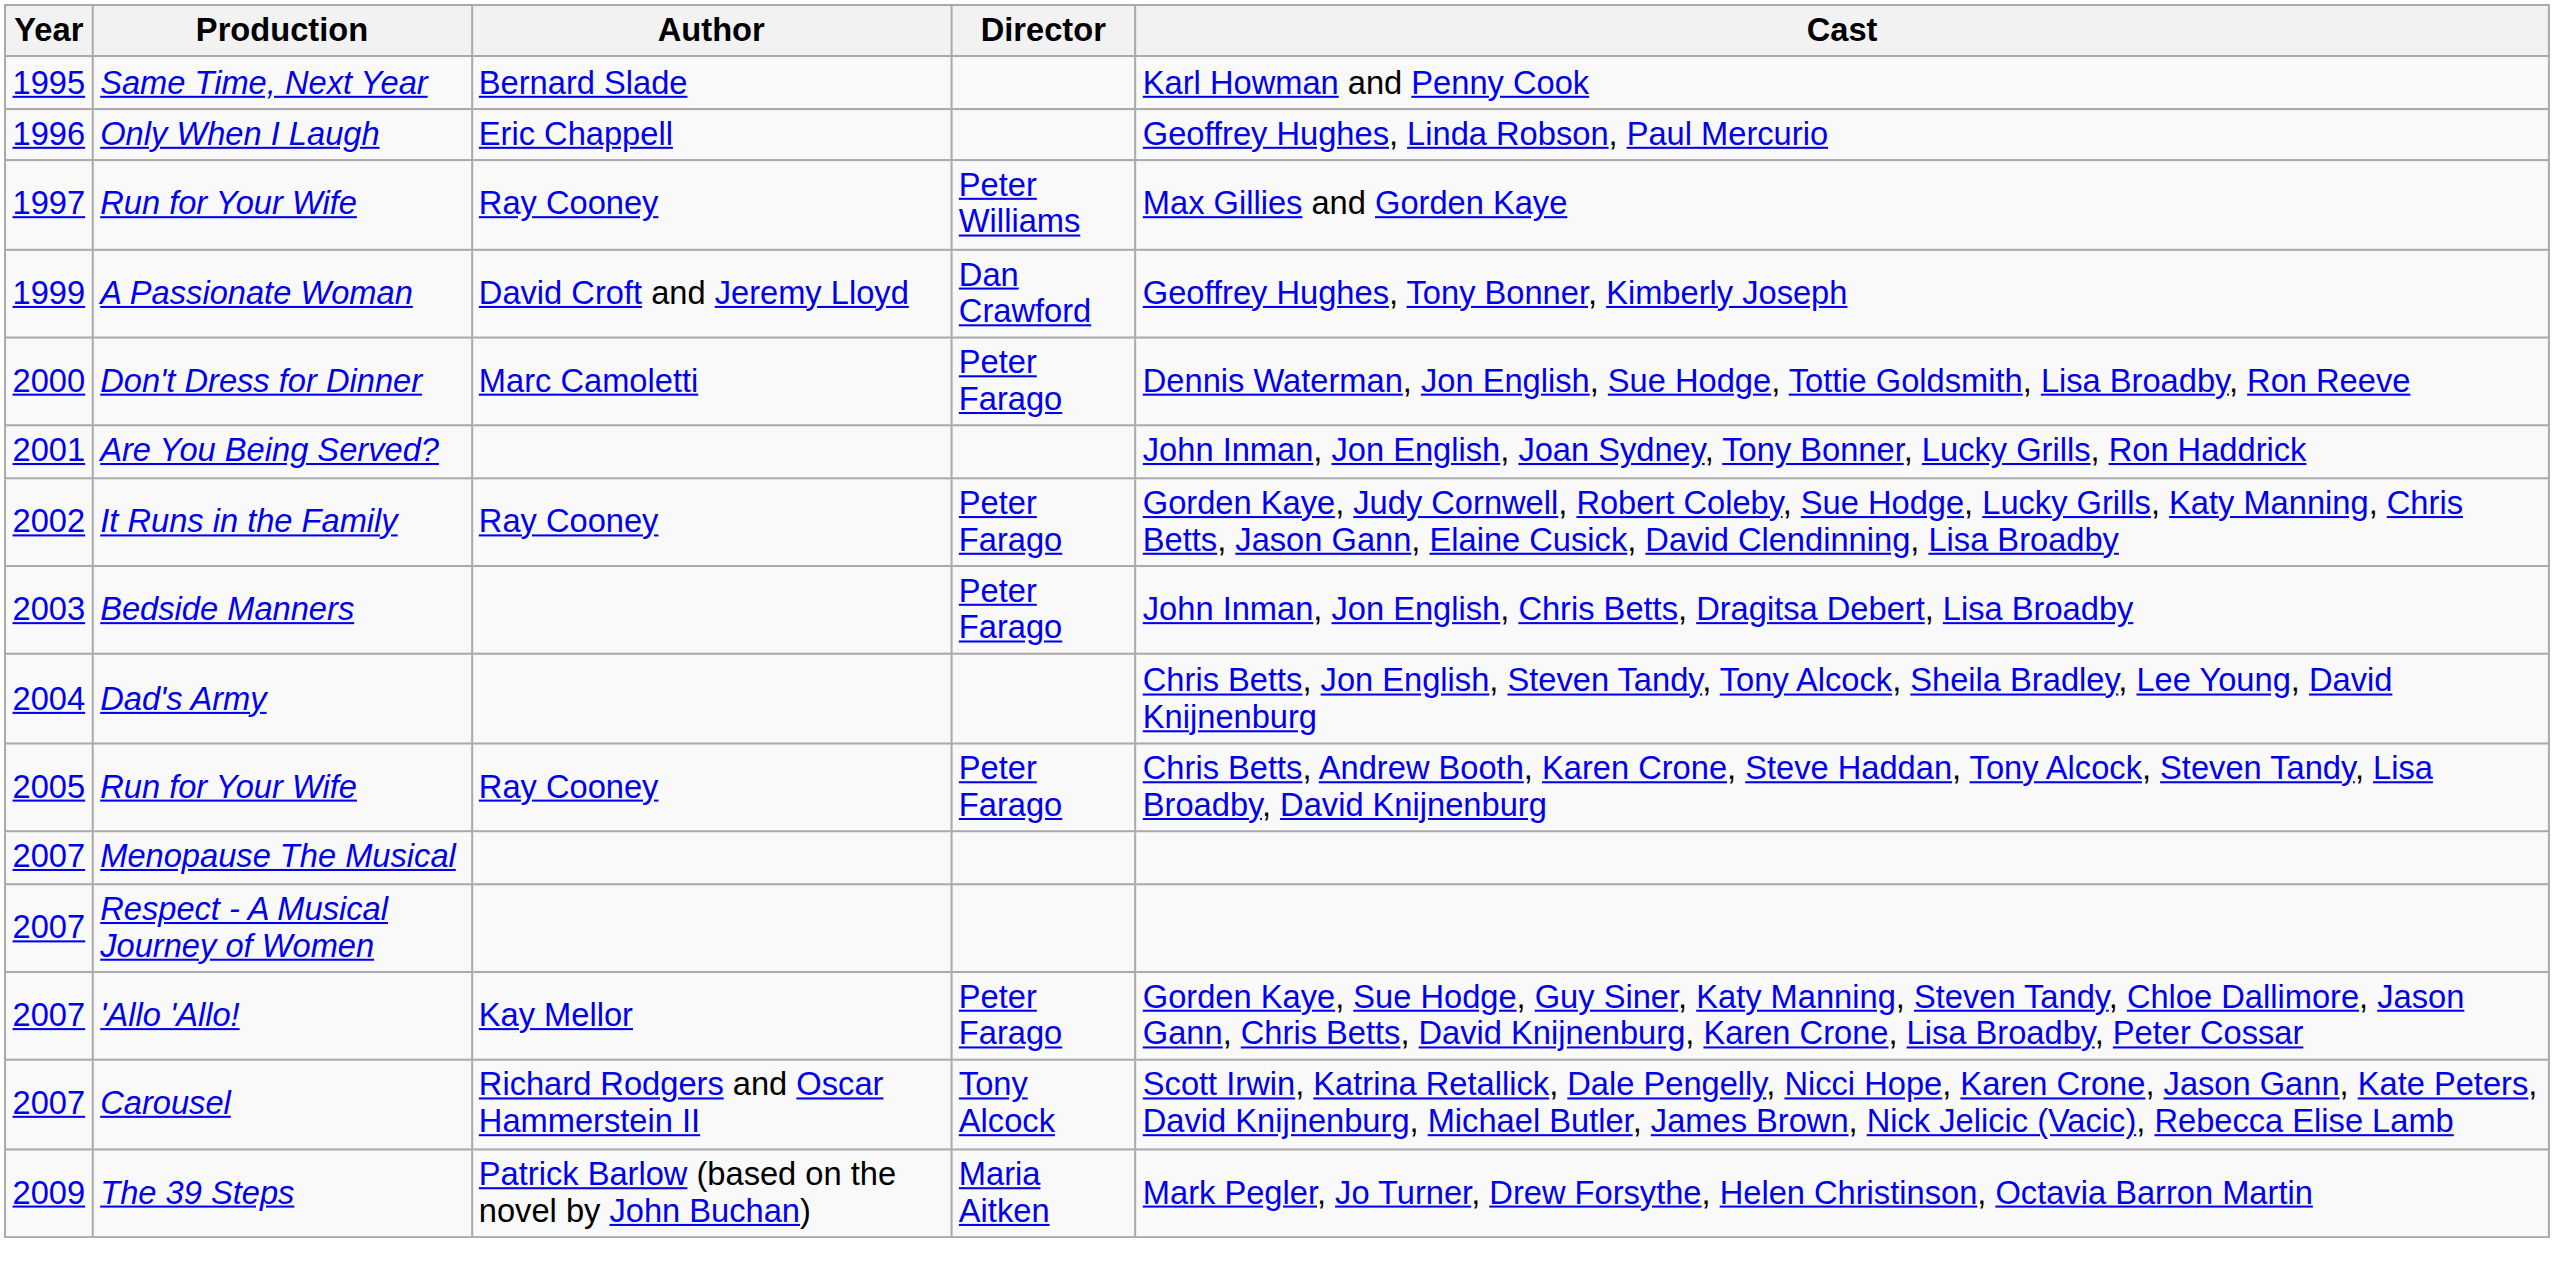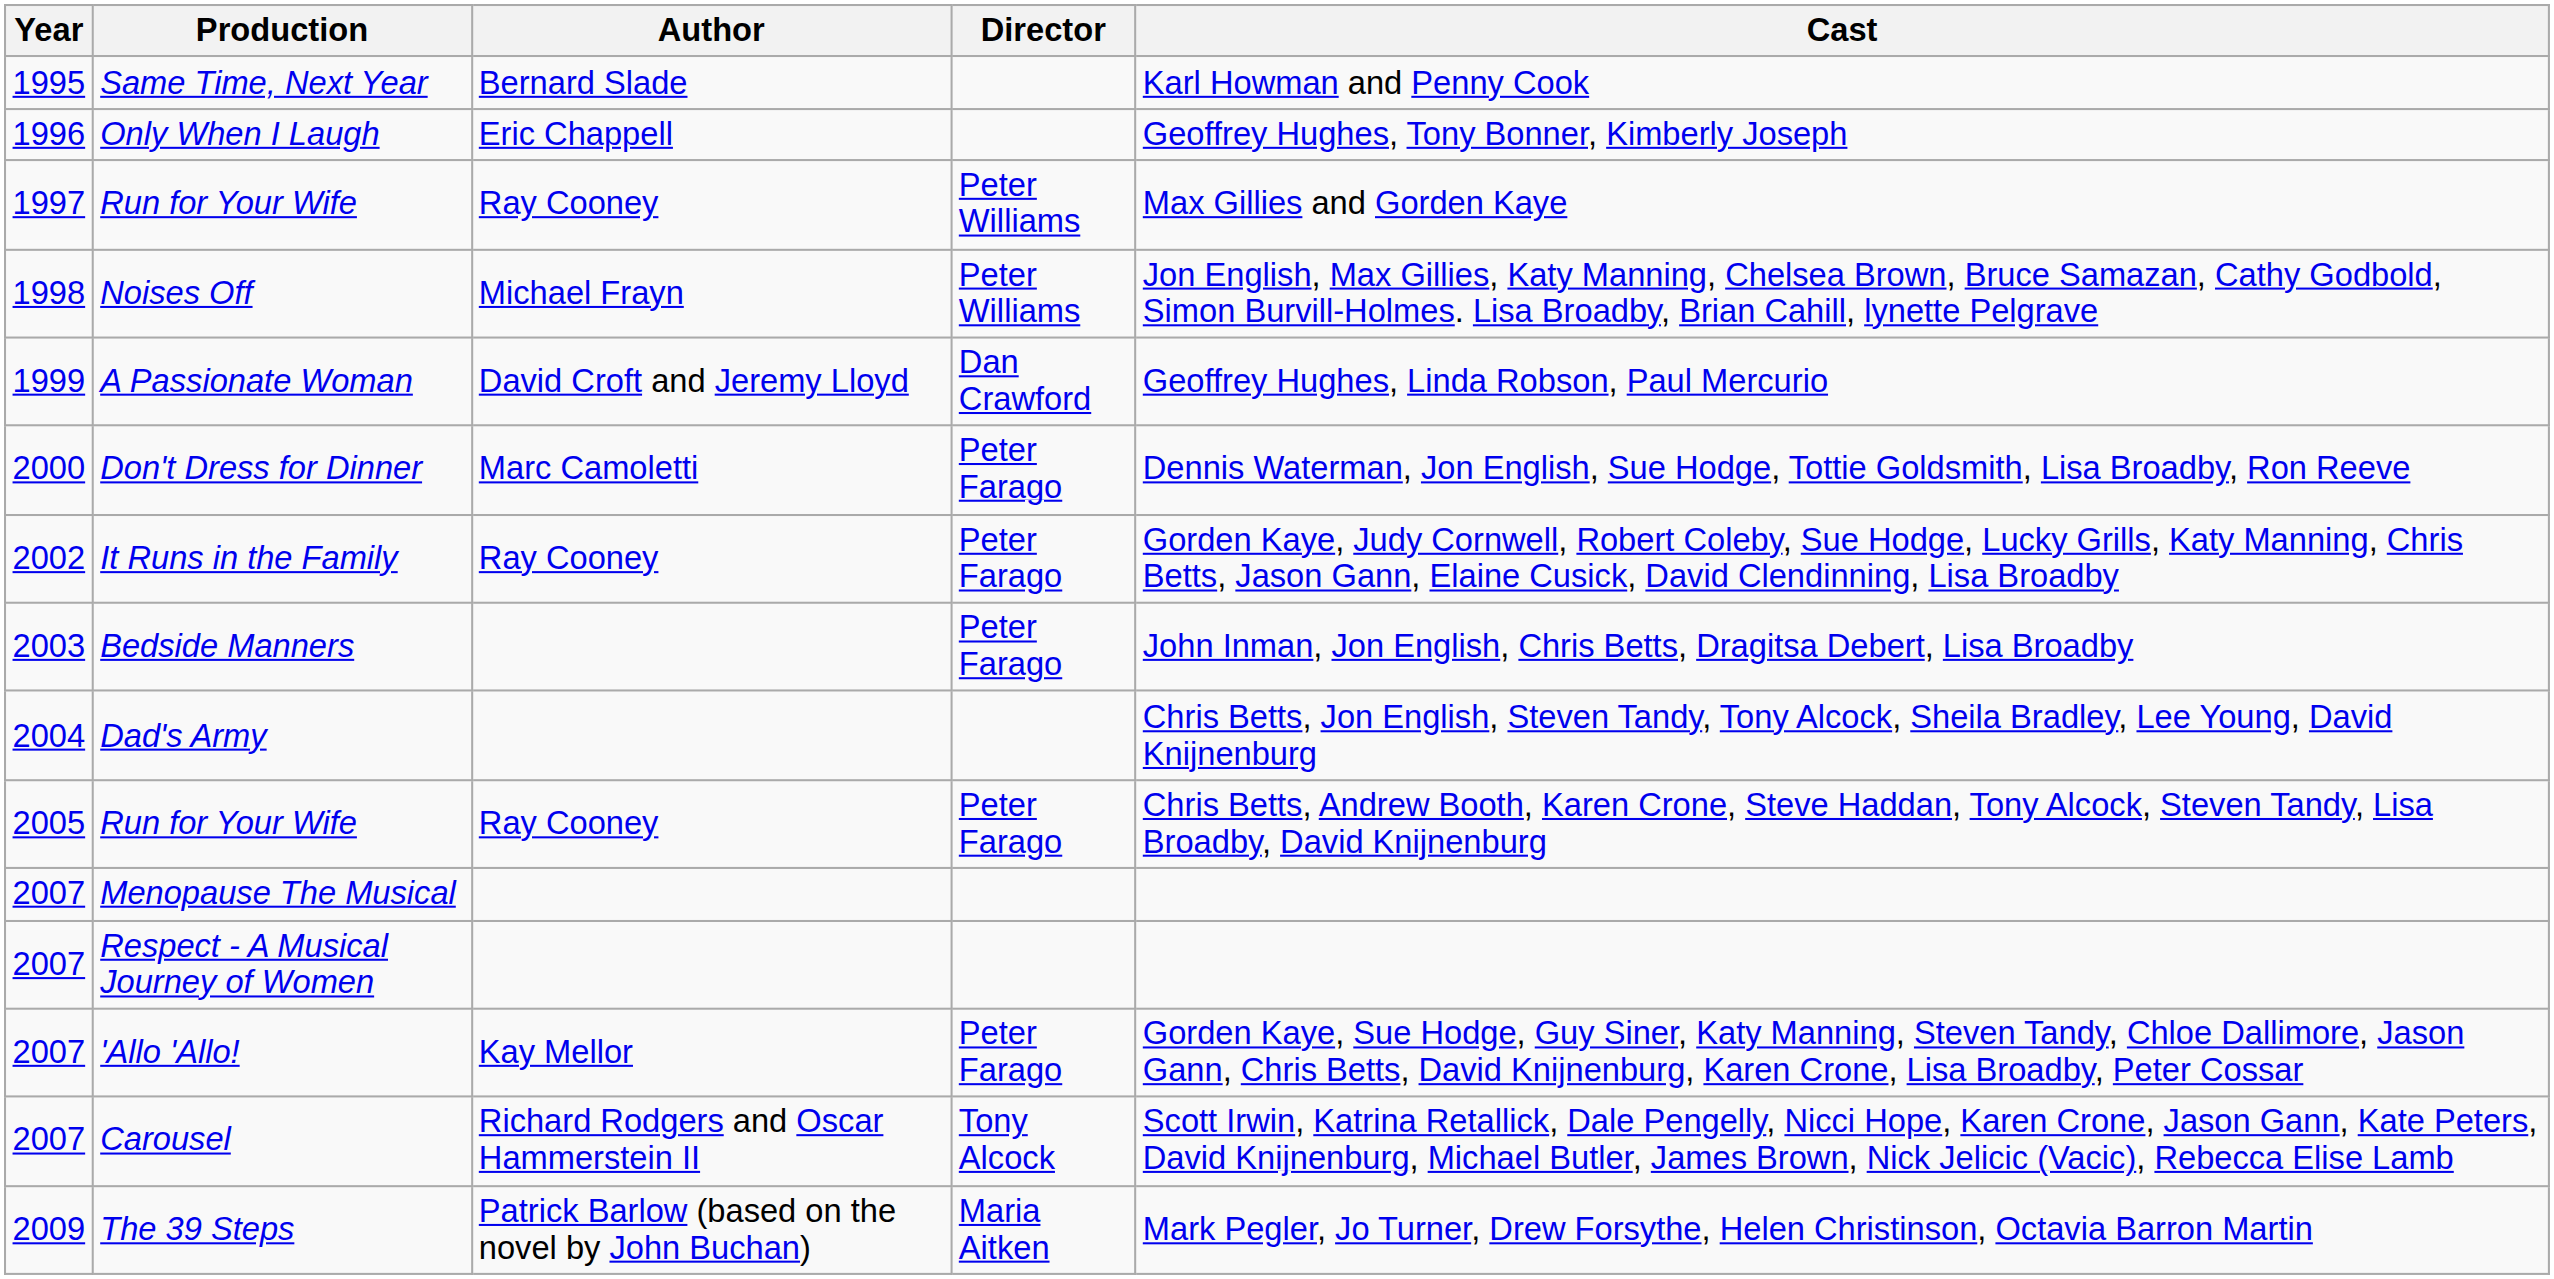(1485, 133) Geoffrey Hughes, Linda Robson, Paul Mercurio -> (1495, 133) Geoffrey Hughes, Tony Bonner, Kimberly Joseph
+ row: (49, 292)
(1495, 292) Geoffrey Hughes, Tony Bonner, Kimberly Joseph -> (1485, 381) Geoffrey Hughes, Linda Robson, Paul Mercurio
- row: (49, 451)
